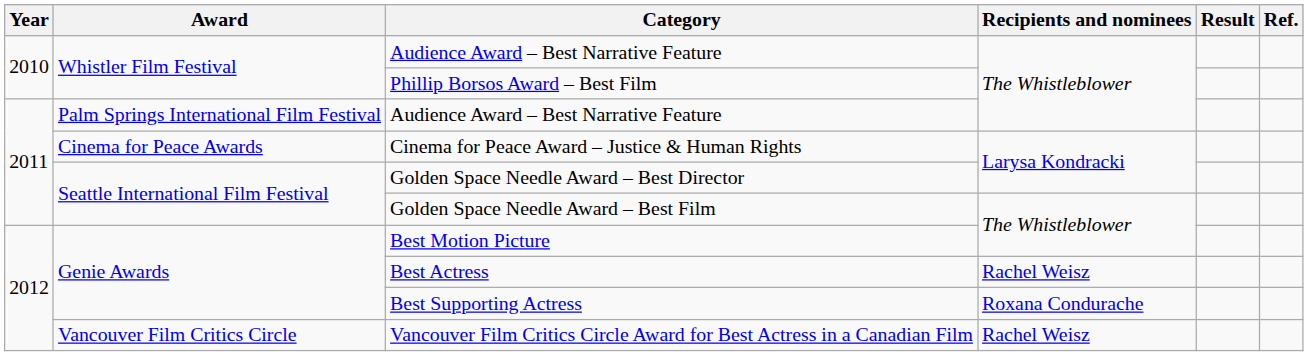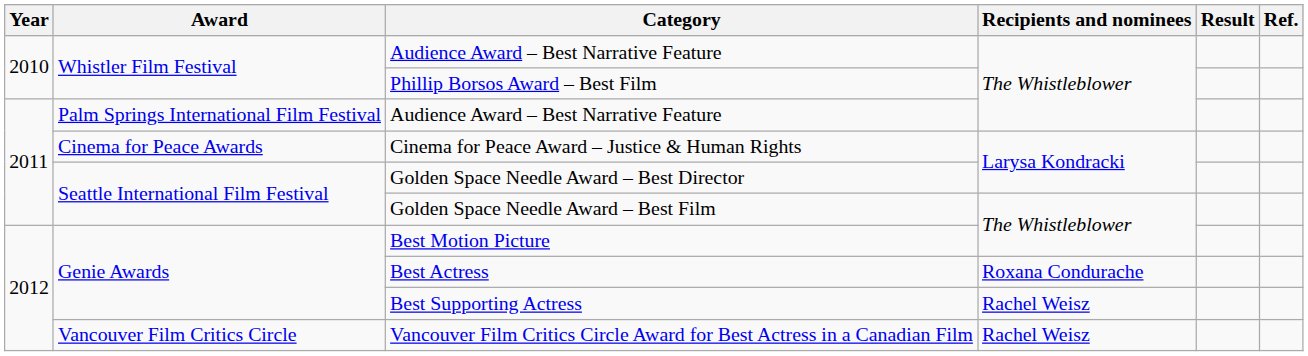(1036, 271) Rachel Weisz -> (1063, 271) Roxana Condurache
(1063, 303) Roxana Condurache -> (1036, 303) Rachel Weisz
